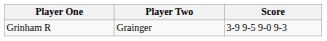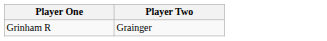- column: (273, 12)
